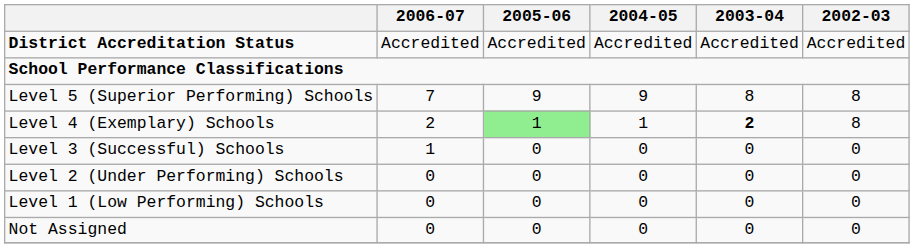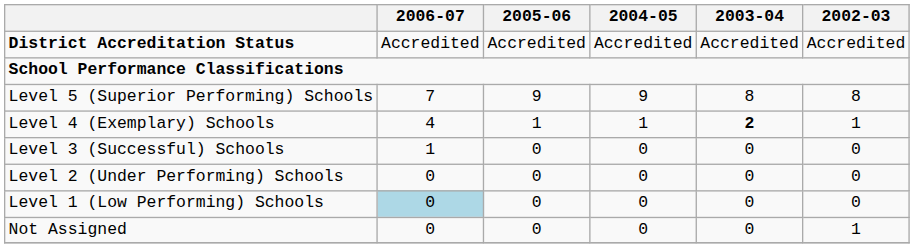(430, 124) 2 -> (430, 124) 4
(537, 124) lightgreen background -> (537, 124) no background
(856, 124) 8 -> (856, 124) 1
(430, 204) no background -> (430, 204) lightblue background
(856, 230) 0 -> (856, 230) 1
